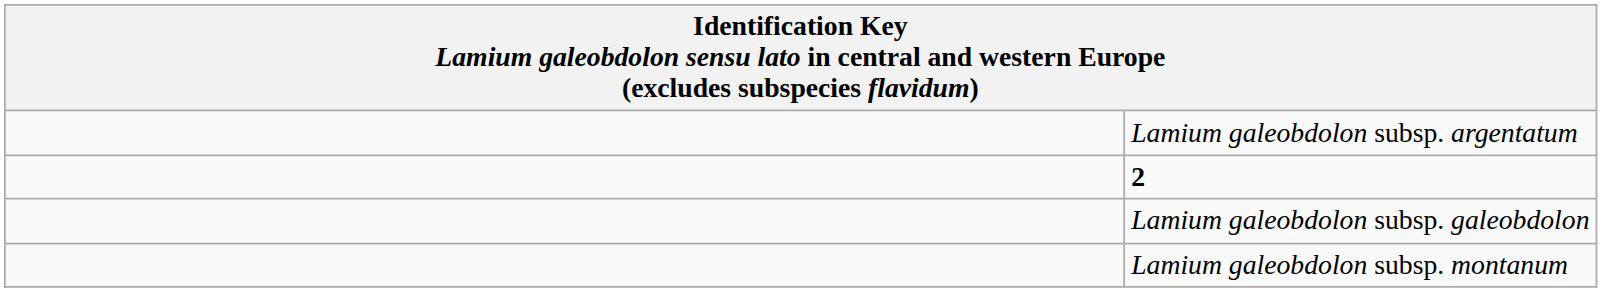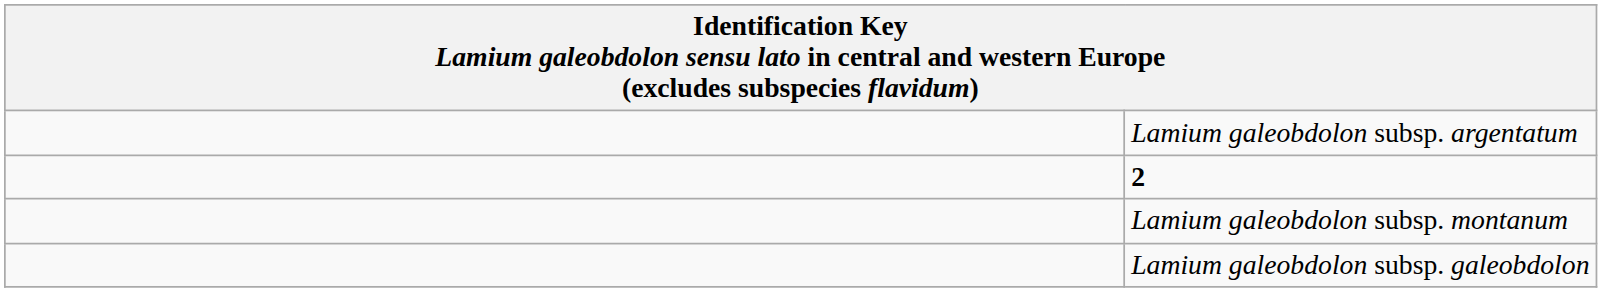rows swapped: (1360, 220) <-> (1350, 264)
